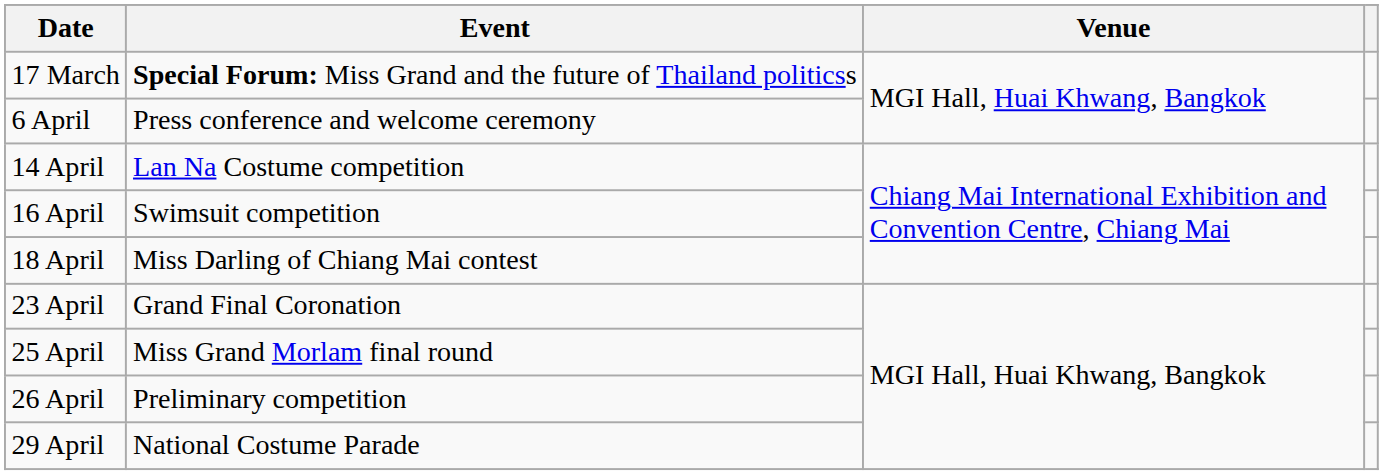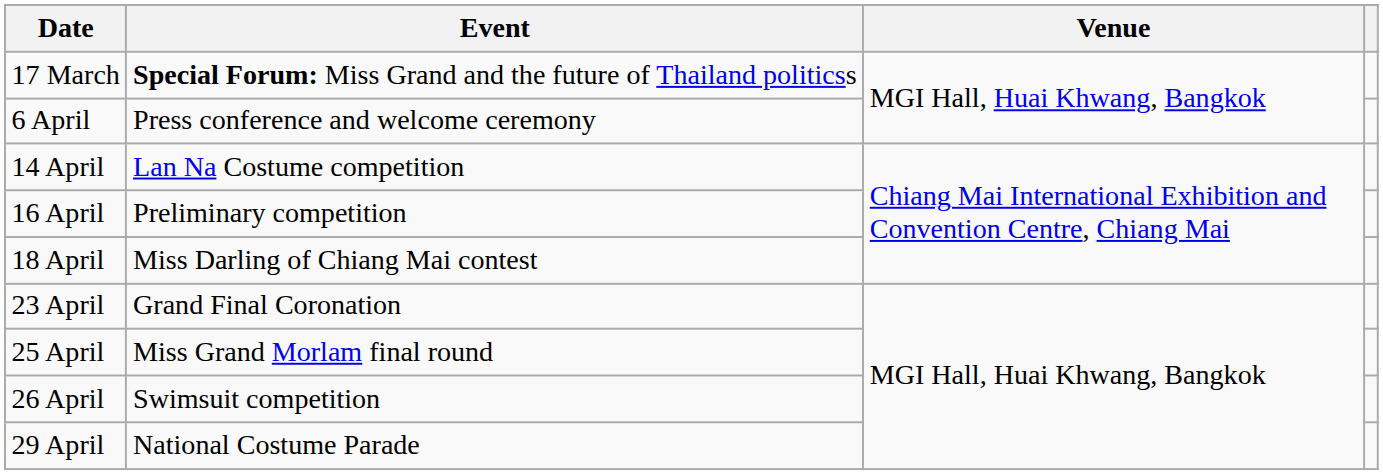(257, 213) Swimsuit competition -> (270, 213) Preliminary competition
(270, 398) Preliminary competition -> (257, 398) Swimsuit competition
